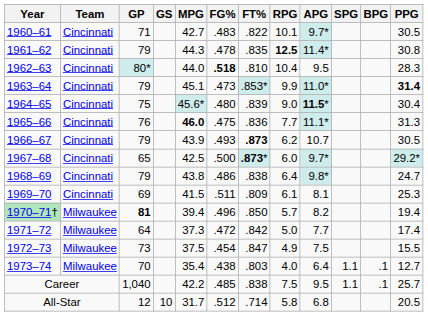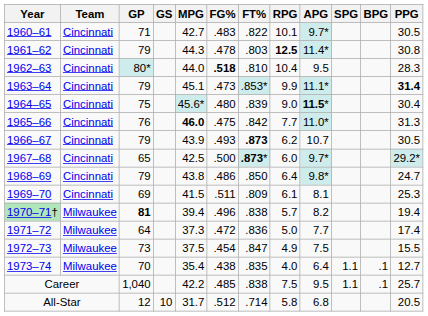(256, 50) .835 -> (256, 50) .803
(316, 86) 11.0* -> (316, 86) 11.1*
(256, 122) .836 -> (256, 122) .842
(316, 122) 11.1* -> (316, 122) 11.0*
(256, 176) .838 -> (256, 176) .850
(256, 212) .850 -> (256, 212) .838
(256, 230) .842 -> (256, 230) .836
(256, 266) .803 -> (256, 266) .835
